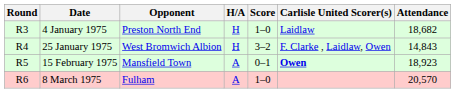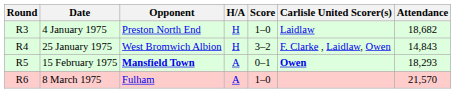(157, 63) normal -> (158, 63) bold
(423, 63) 18,923 -> (423, 63) 18,293
(423, 79) 20,570 -> (423, 79) 21,570
